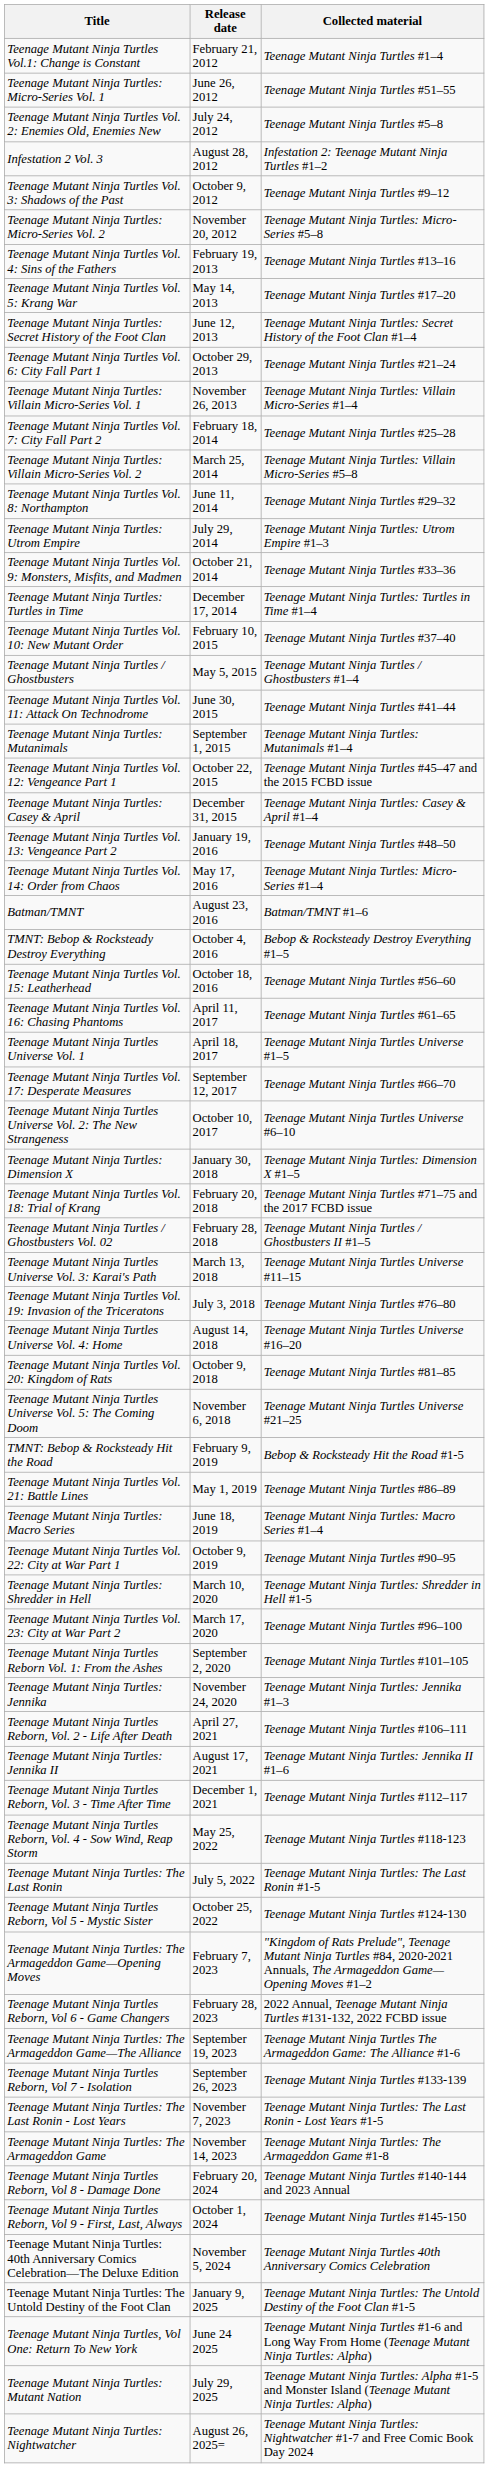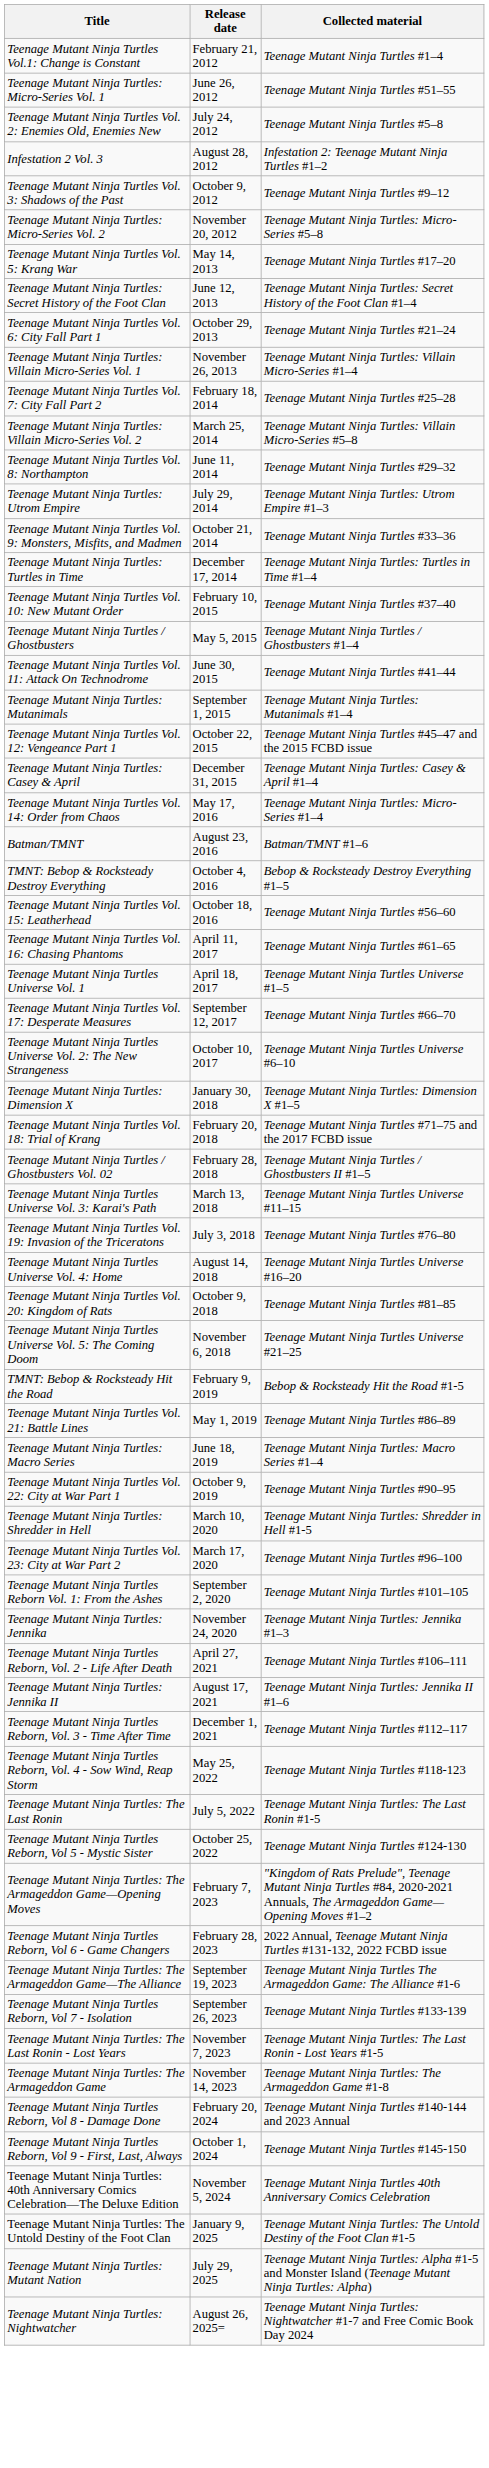- row: (94, 261)
- row: (94, 844)
- row: (94, 2341)
